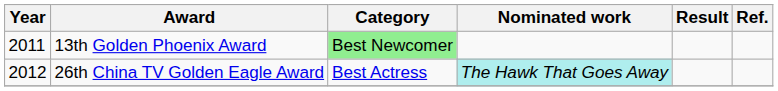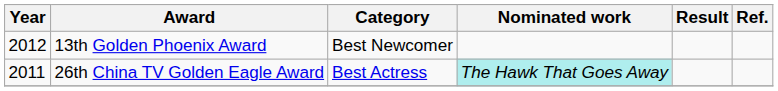(27, 45) 2011 -> (28, 45) 2012
(392, 45) lightgreen background -> (392, 45) no background
(28, 72) 2012 -> (27, 72) 2011
